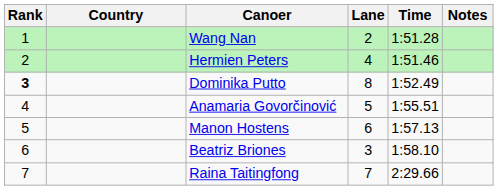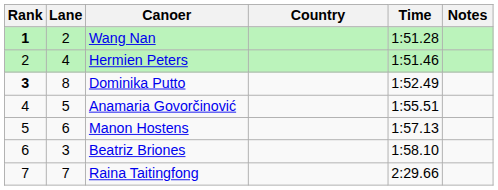columns swapped: (368, 15) <-> (116, 15)
(25, 38) normal -> (25, 38) bold
